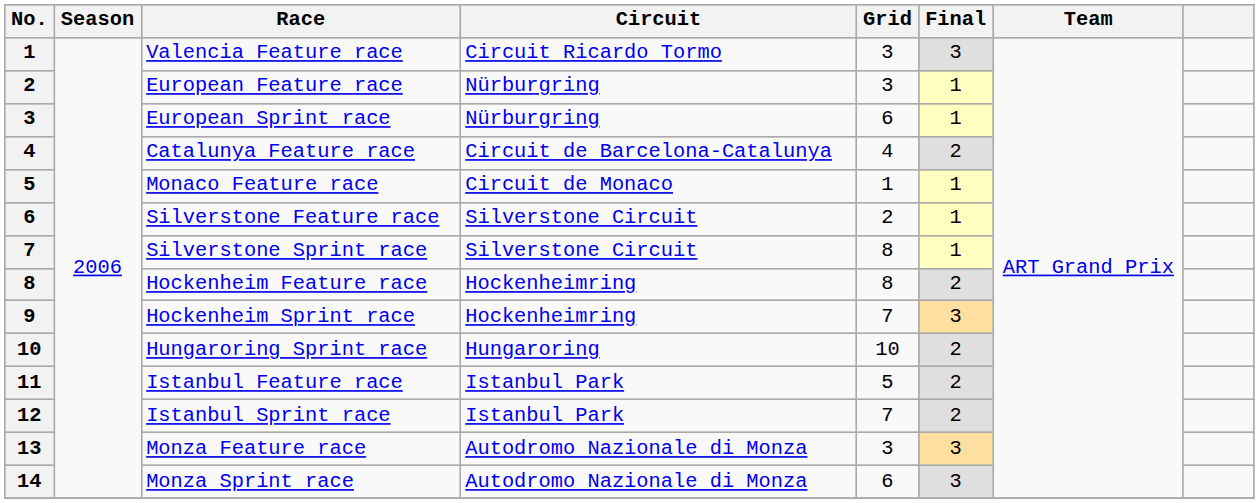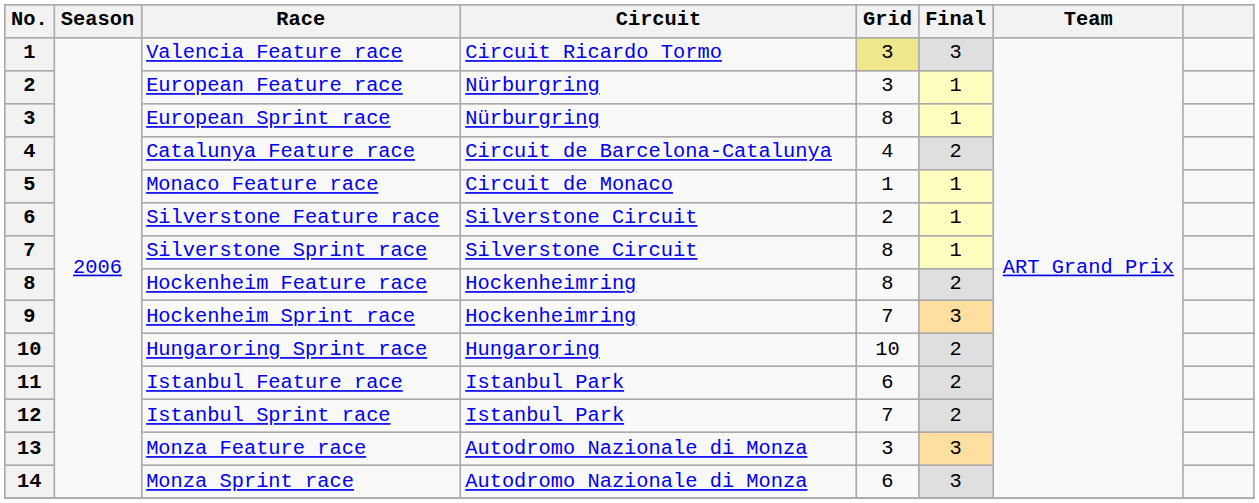(887, 55) no background -> (887, 55) khaki background
(887, 120) 6 -> (887, 120) 8
(887, 383) 5 -> (887, 383) 6
